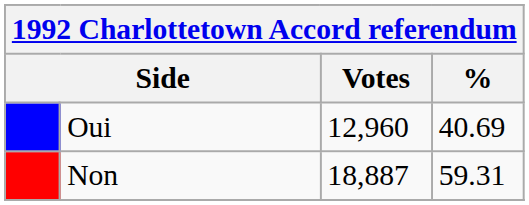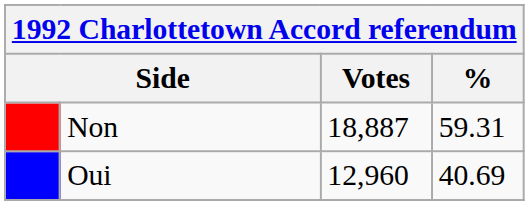rows swapped: (93, 175) <-> (89, 126)
